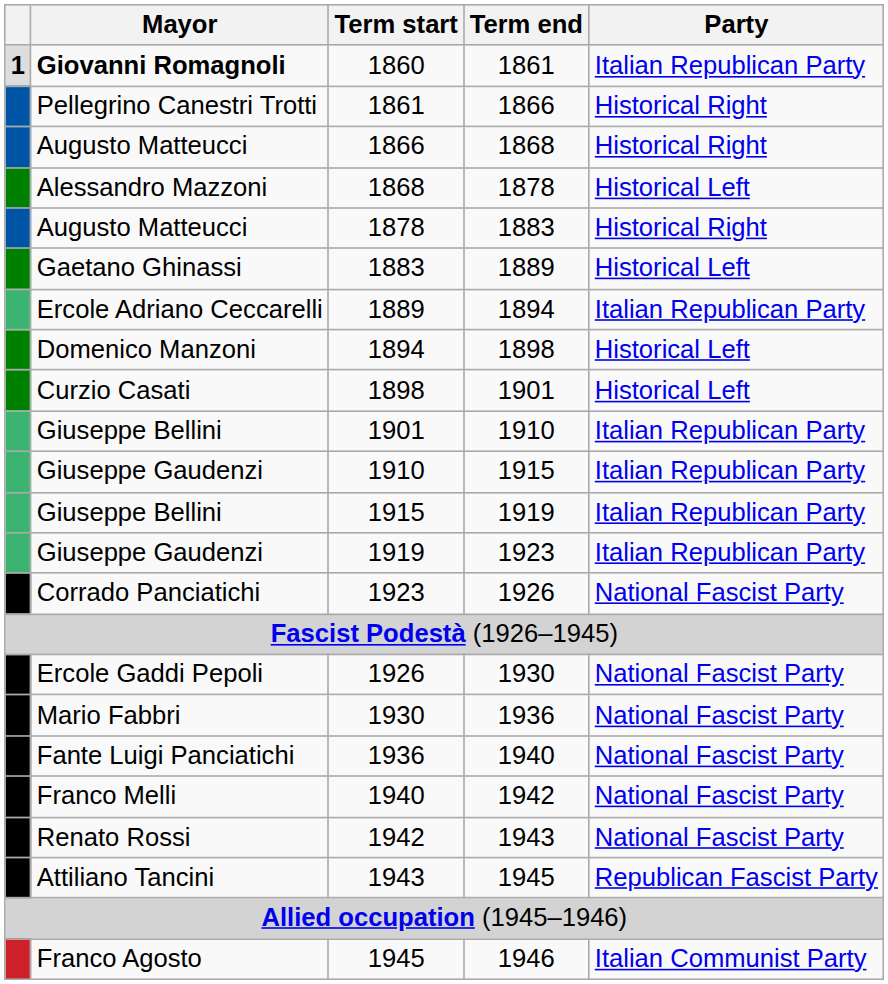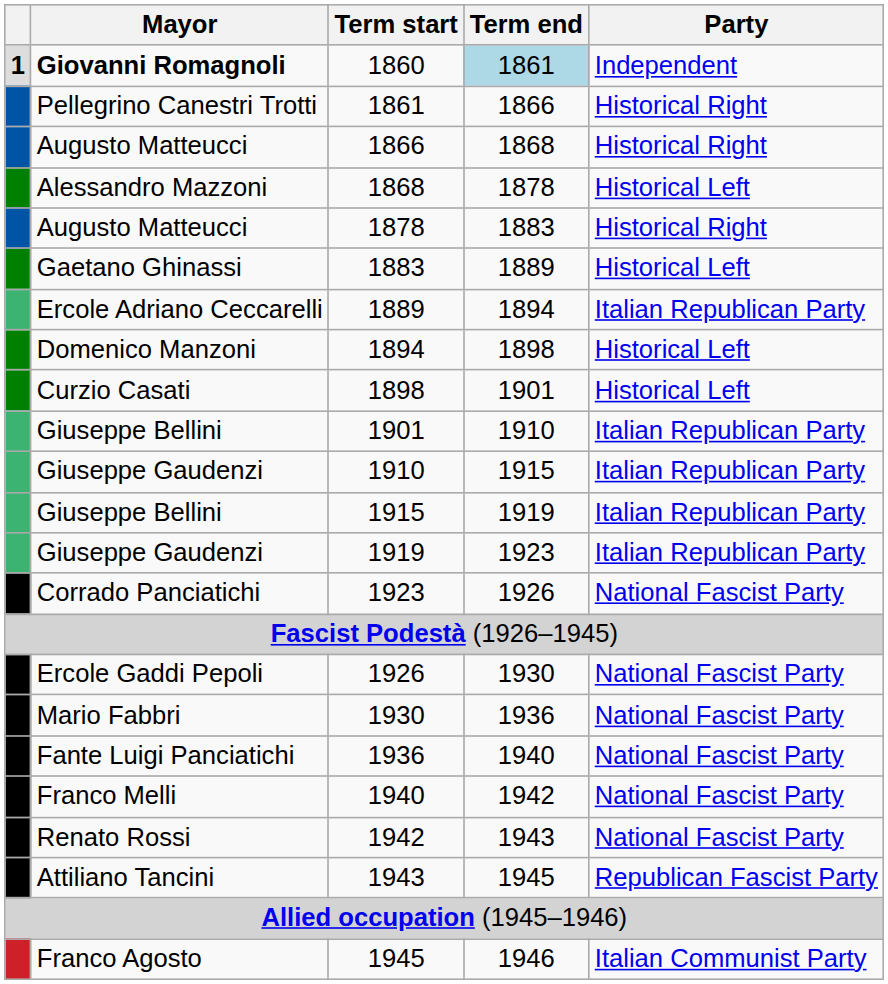(526, 65) no background -> (526, 65) lightblue background
(730, 65) Italian Republican Party -> (666, 65) Independent
